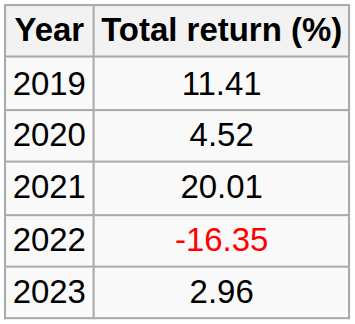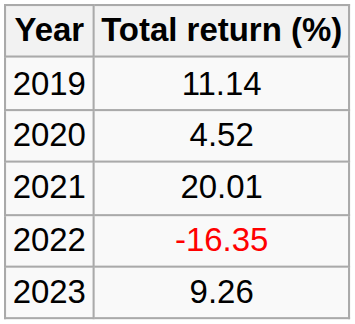(222, 82) 11.41 -> (222, 82) 11.14
(222, 291) 2.96 -> (222, 291) 9.26
